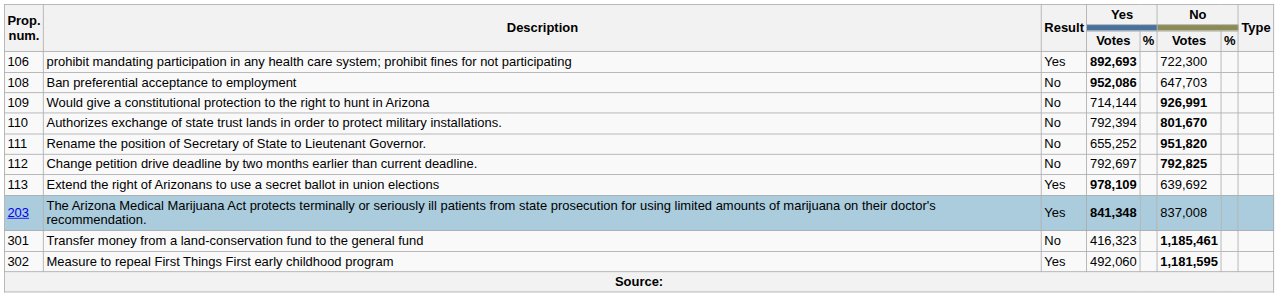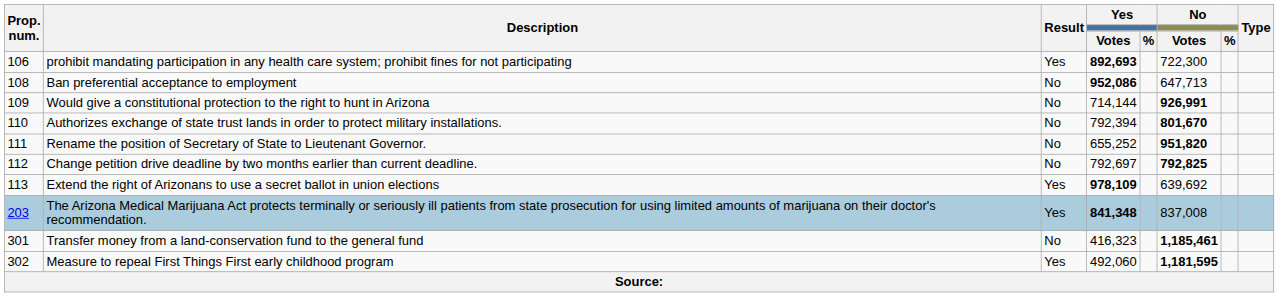(1184, 82) 647,703 -> (1184, 82) 647,713
